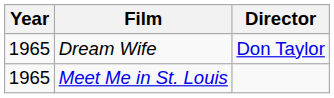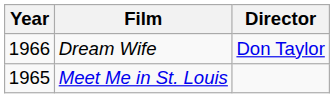(30, 48) 1965 -> (30, 48) 1966
